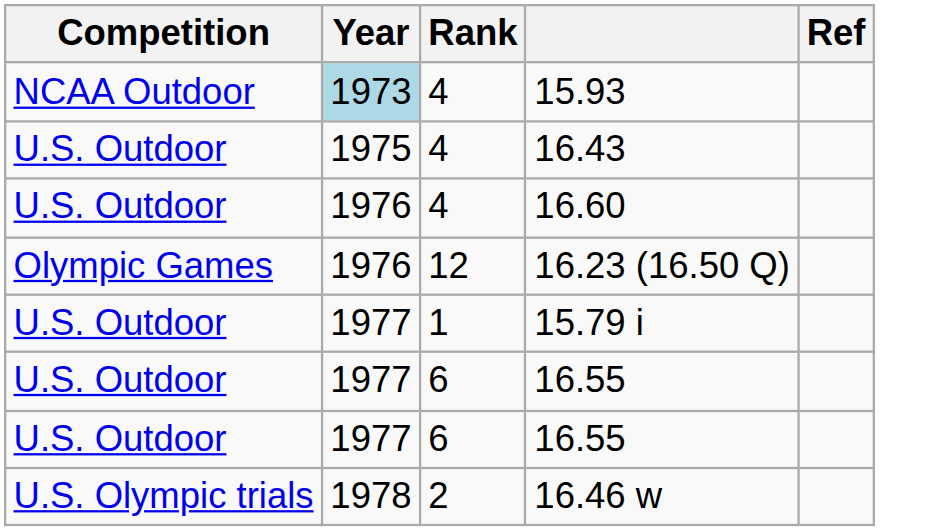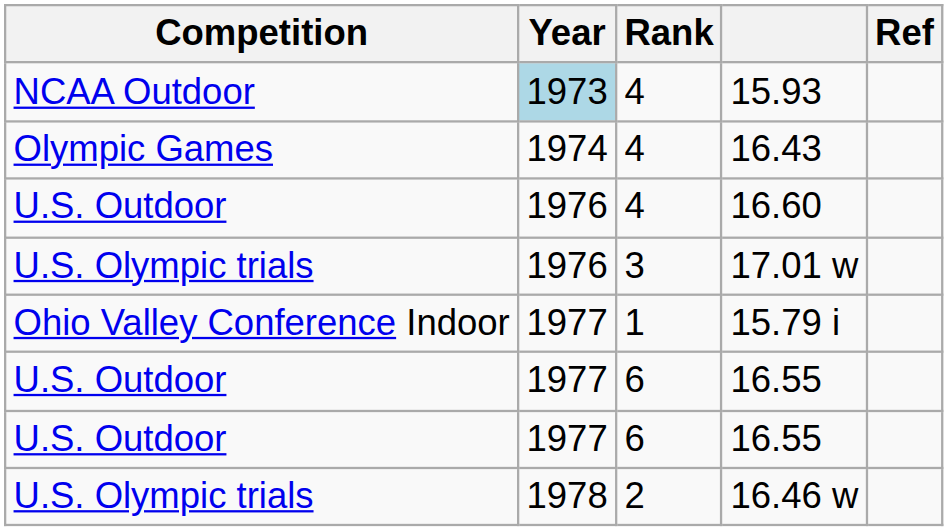(120, 149) U.S. Outdoor -> (143, 149) Olympic Games
(371, 149) 1975 -> (567, 149) 1974
+ row: (635, 264)
- row: (449, 264)
(120, 322) U.S. Outdoor -> (262, 322) Ohio Valley Conference Indoor
